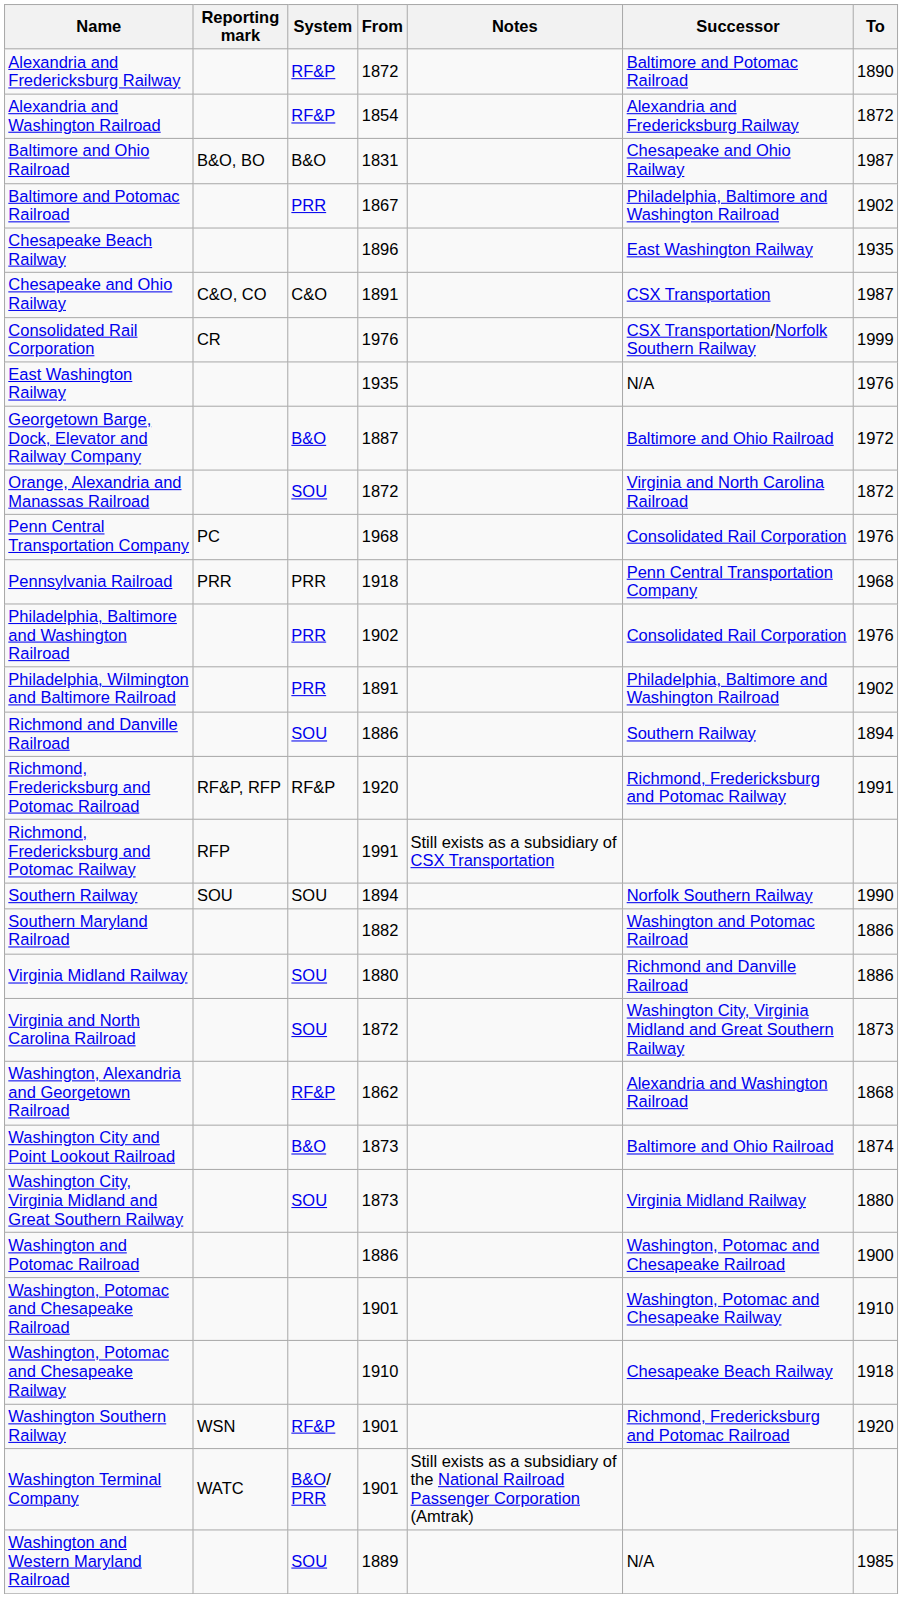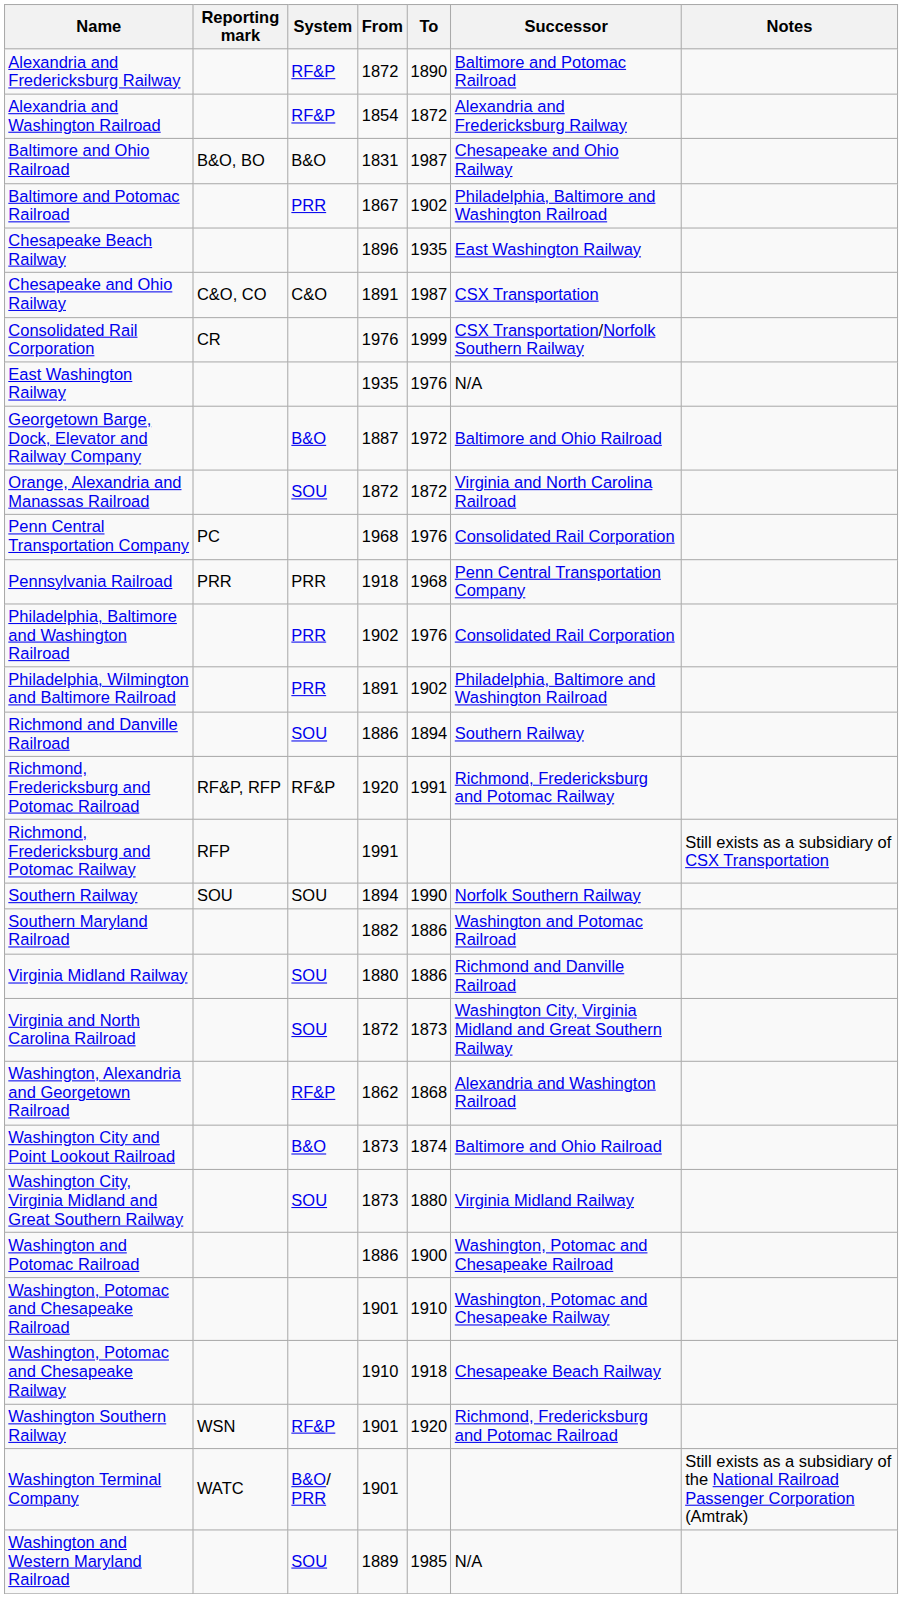columns swapped: (875, 26) <-> (515, 26)
